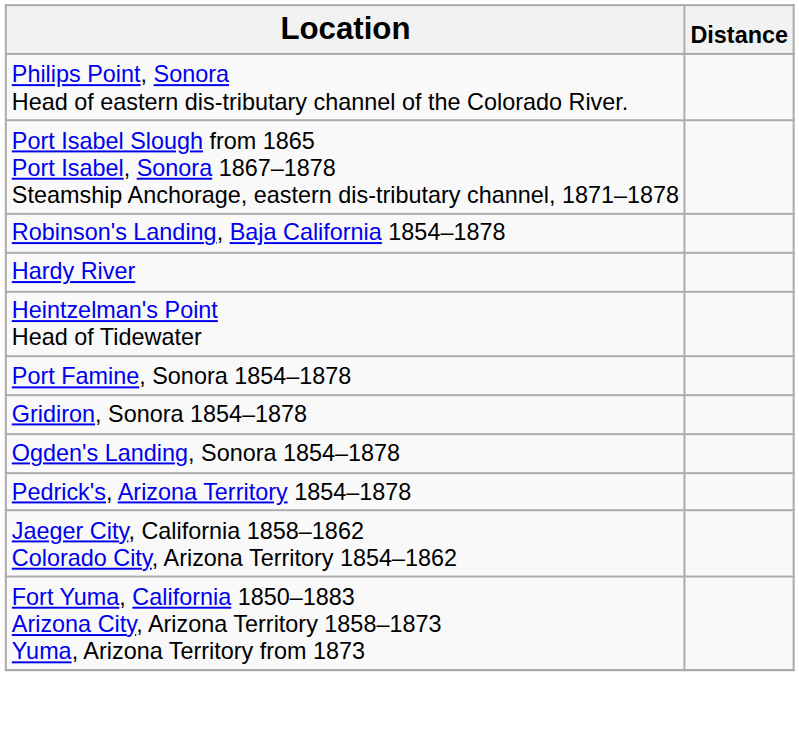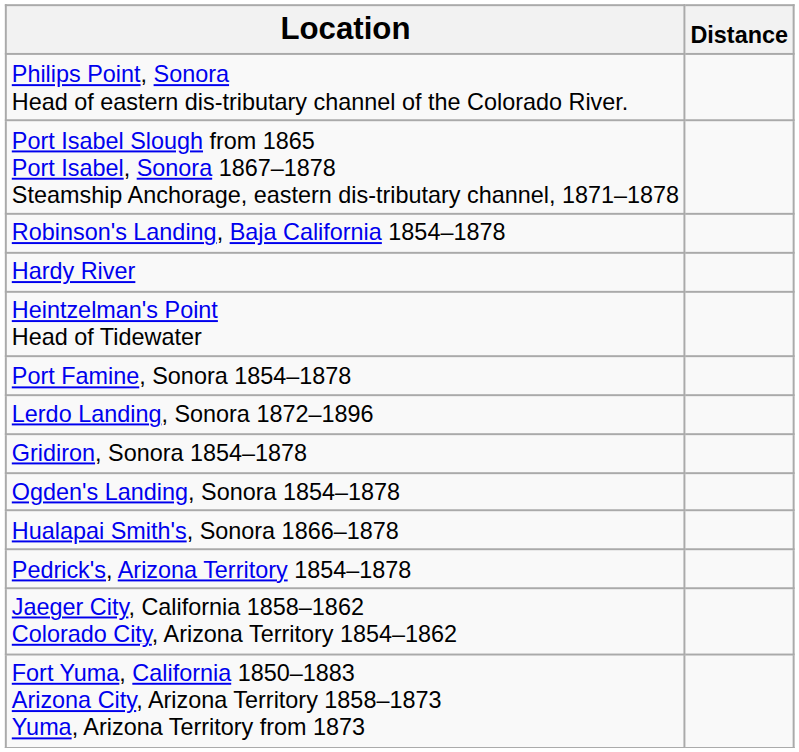+ row: (193, 415)
+ row: (205, 530)
